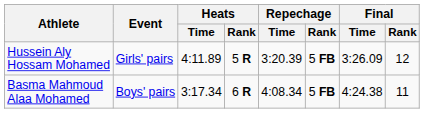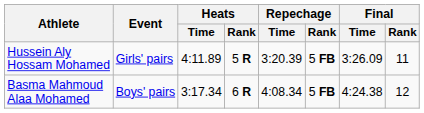(402, 59) 12 -> (402, 59) 11
(402, 92) 11 -> (402, 92) 12
